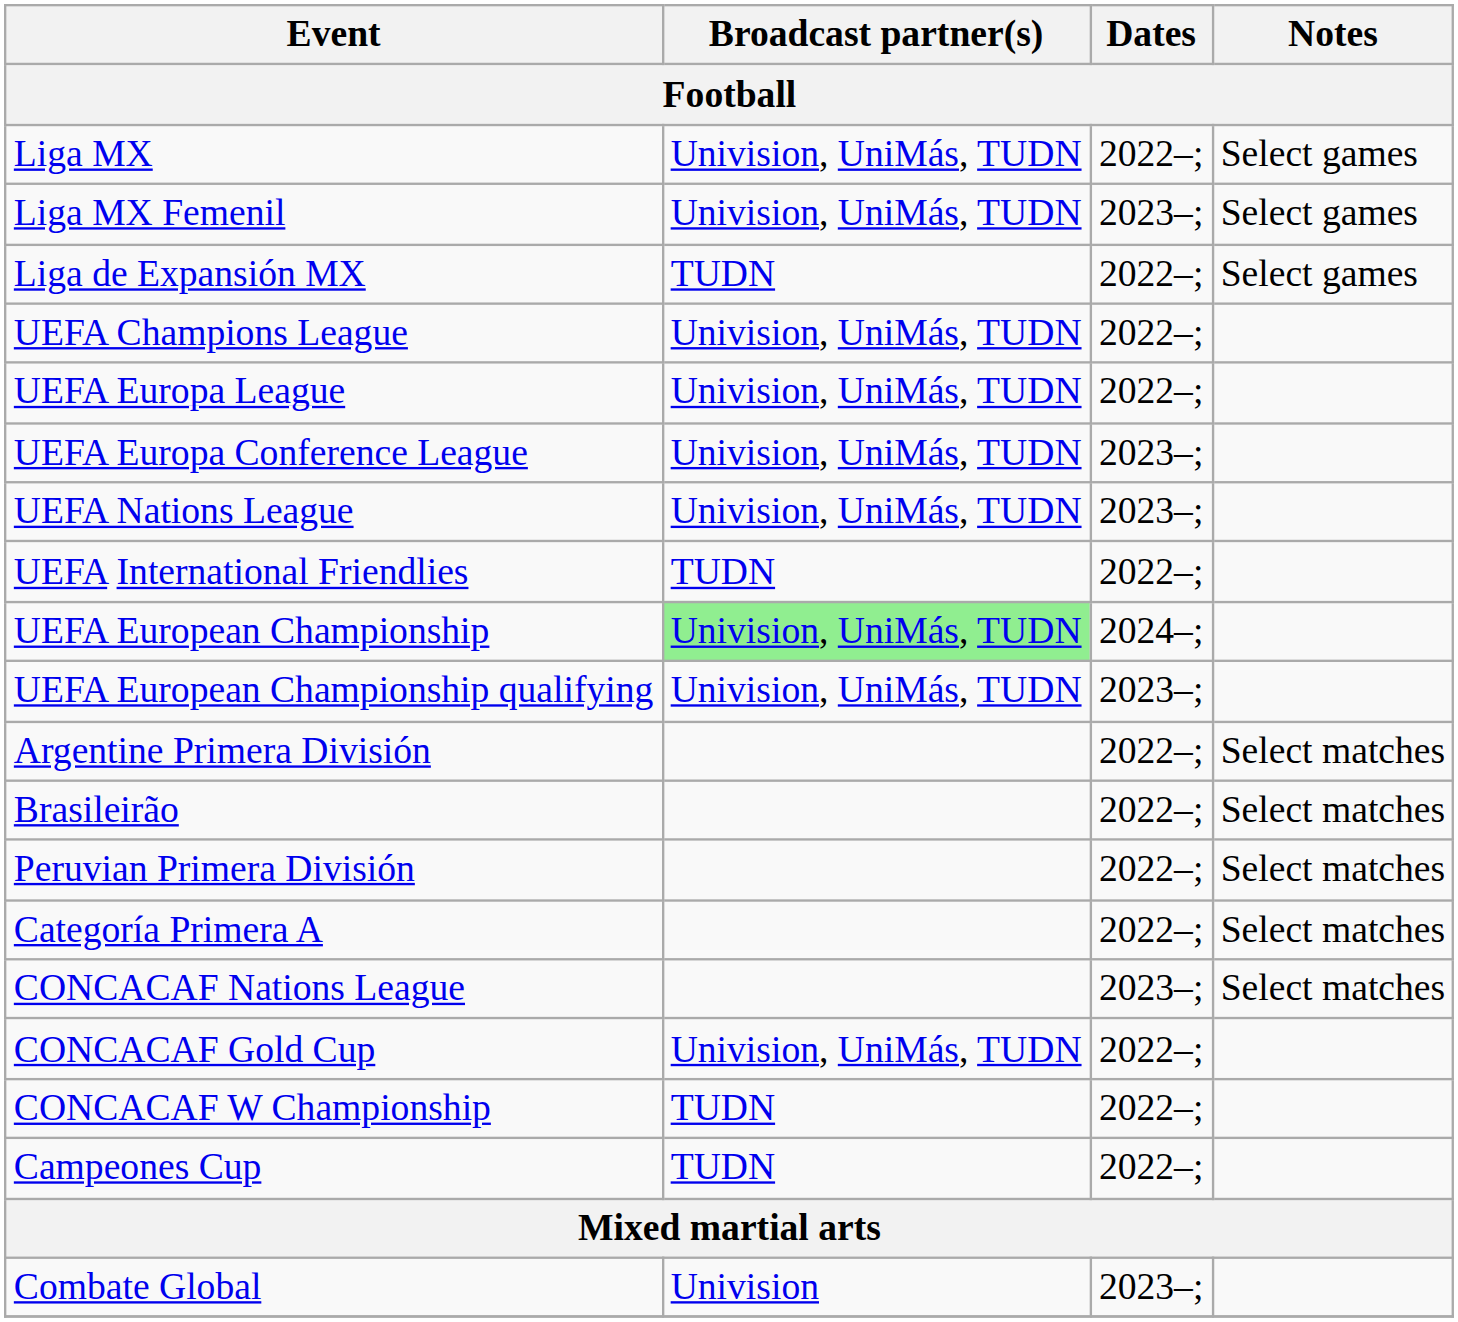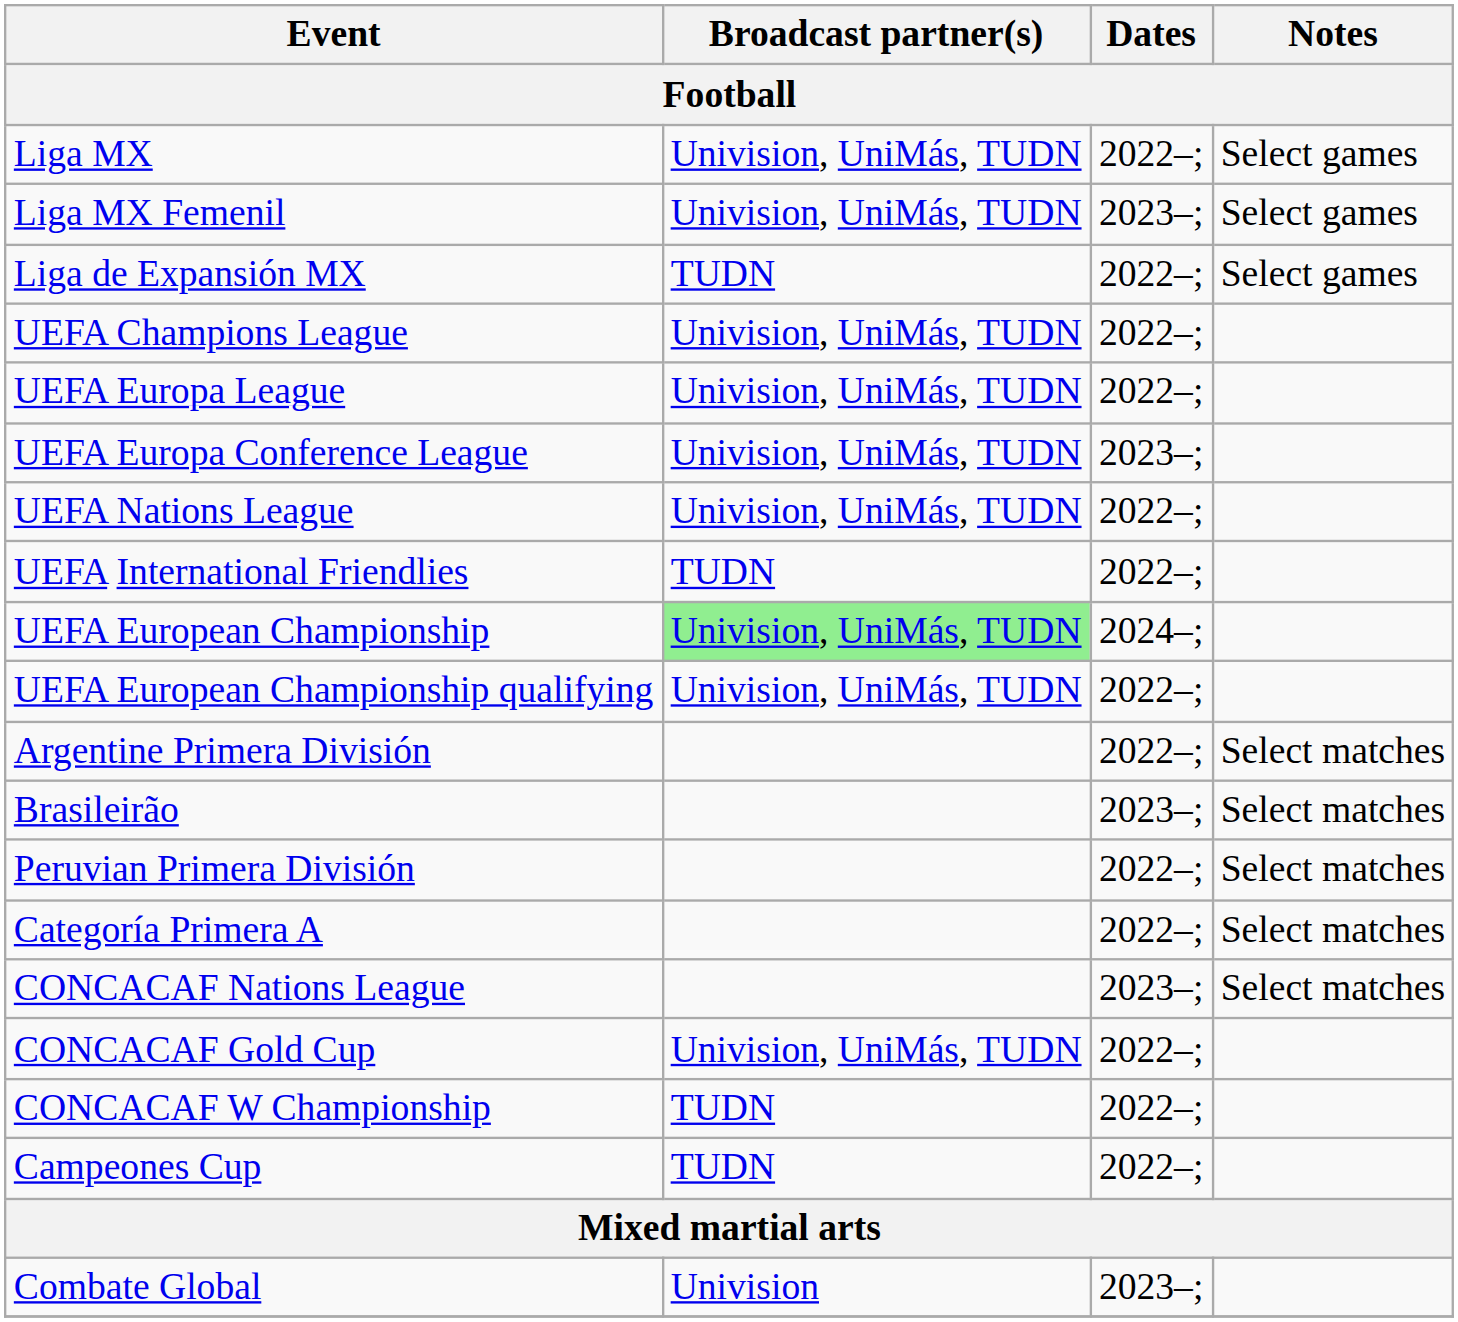(1151, 511) 2023–; -> (1151, 511) 2022–;
(1151, 690) 2023–; -> (1151, 690) 2022–;
(1151, 809) 2022–; -> (1151, 809) 2023–;
